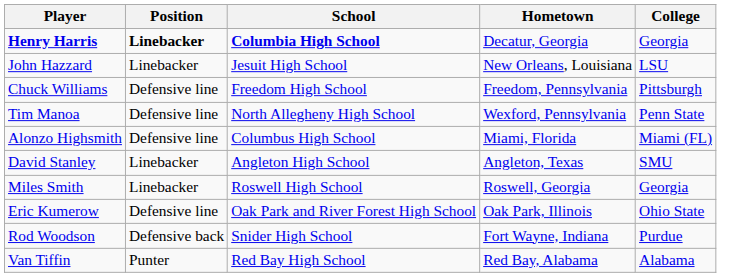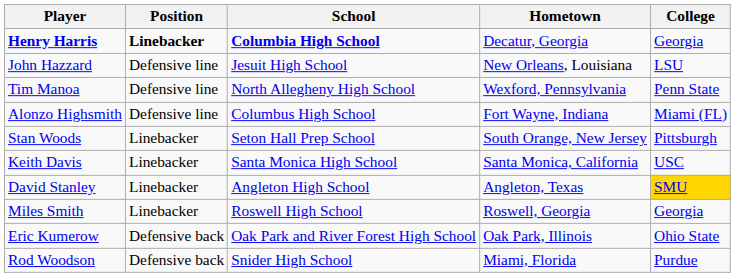(164, 65) Linebacker -> (174, 65) Defensive line
- row: (58, 89)
(530, 138) Miami, Florida -> (546, 114) Fort Wayne, Indiana
+ row: (45, 138)
+ row: (45, 162)
(656, 162) no background -> (671, 187) gold background
(174, 211) Defensive line -> (177, 235) Defensive back
(546, 235) Fort Wayne, Indiana -> (530, 260) Miami, Florida
- row: (39, 260)
